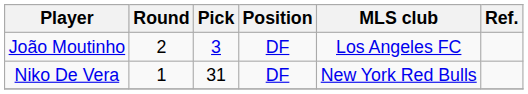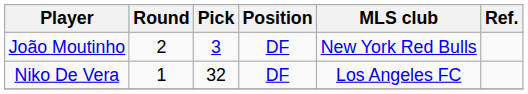(399, 46) Los Angeles FC -> (399, 46) New York Red Bulls
(216, 74) 31 -> (216, 74) 32
(399, 74) New York Red Bulls -> (399, 74) Los Angeles FC
